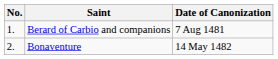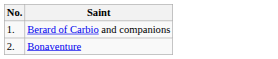- column: (223, 12)
